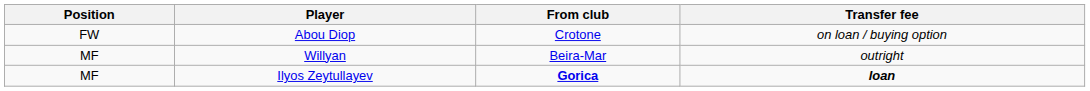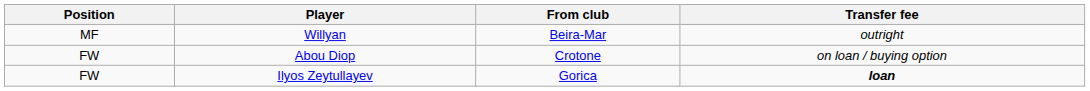rows swapped: (325, 55) <-> (325, 35)
(89, 75) MF -> (89, 75) FW
(578, 75) bold -> (578, 75) normal
